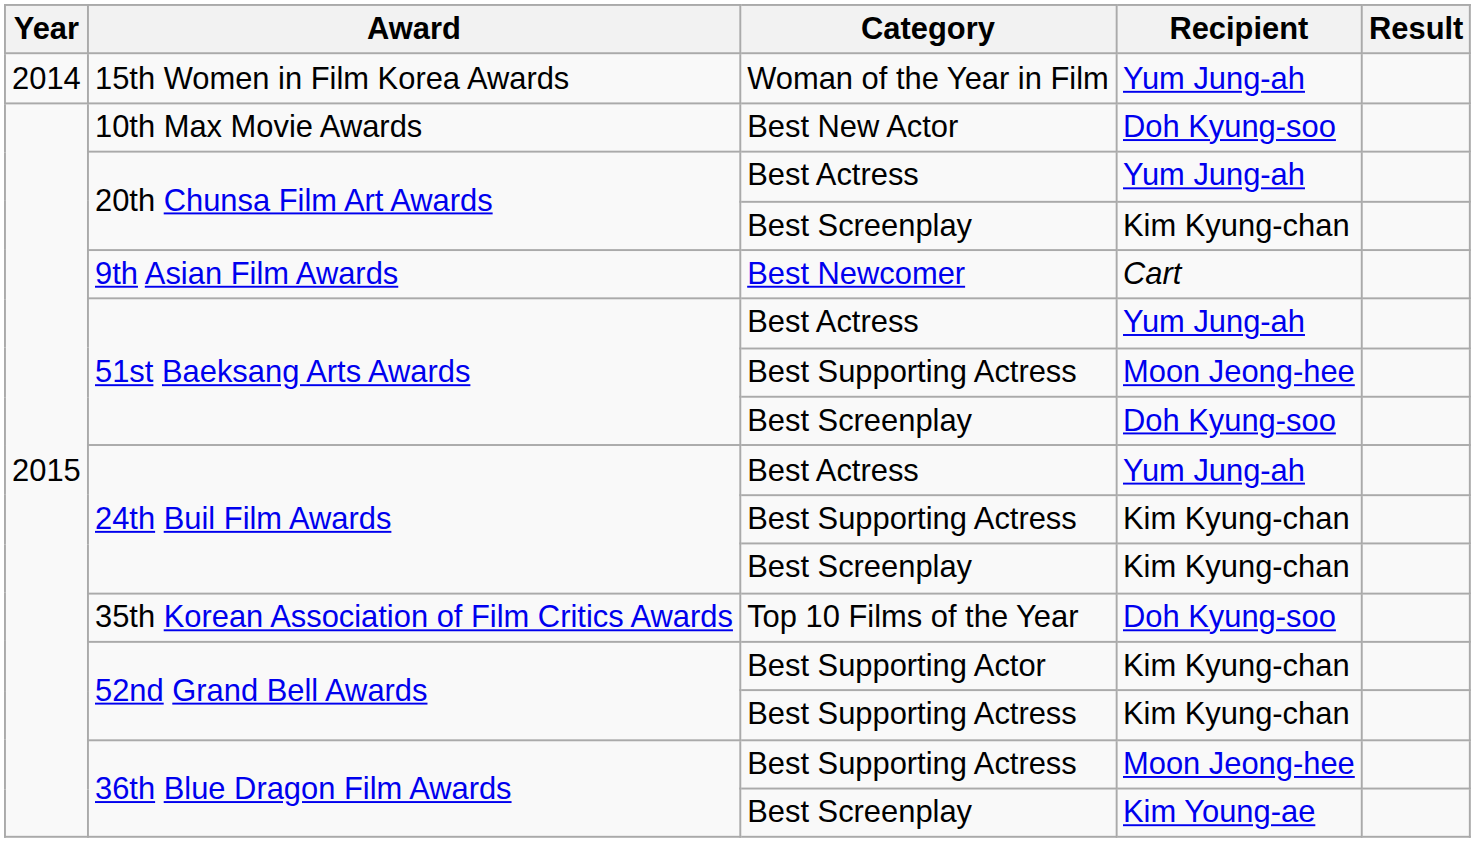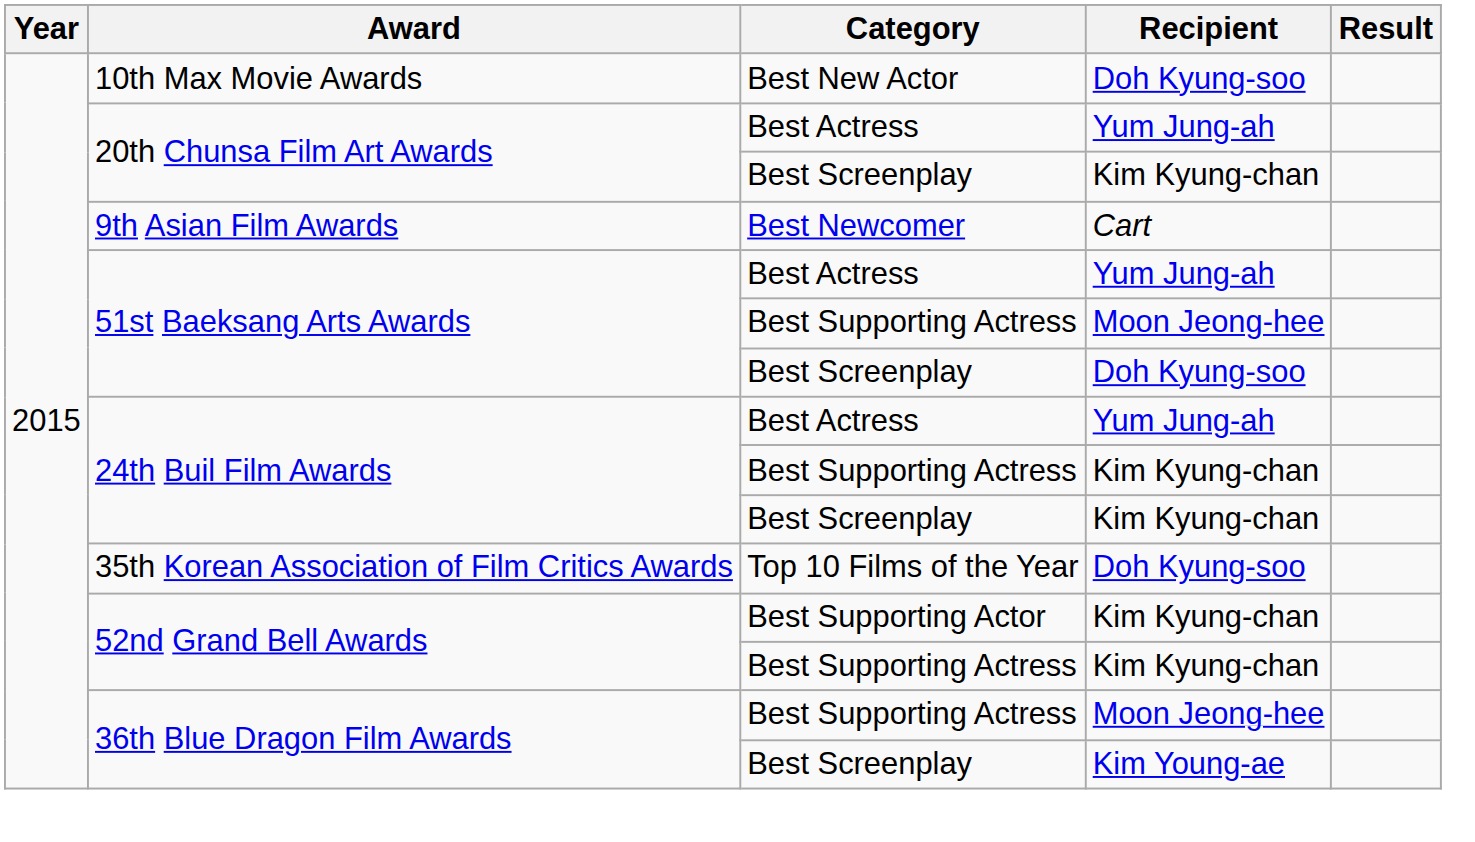- row: (332, 77)
